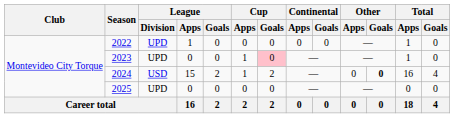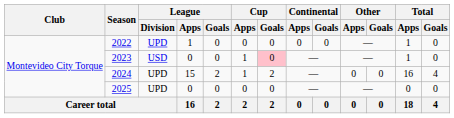(158, 58) UPD -> (158, 58) USD
(158, 74) USD -> (158, 74) UPD
(381, 74) bold -> (381, 74) normal
